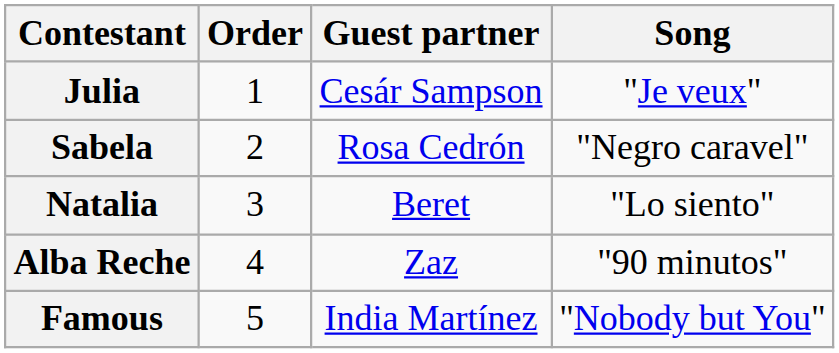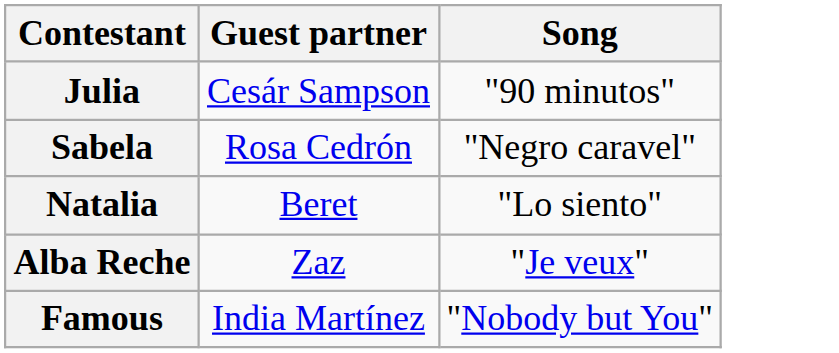- column: (255, 33)
(692, 90) "Je veux" -> (580, 90) "90 minutos"
(692, 261) "90 minutos" -> (580, 261) "Je veux"
